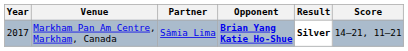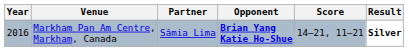columns swapped: (368, 12) <-> (314, 12)
(18, 33) 2017 -> (18, 33) 2016
